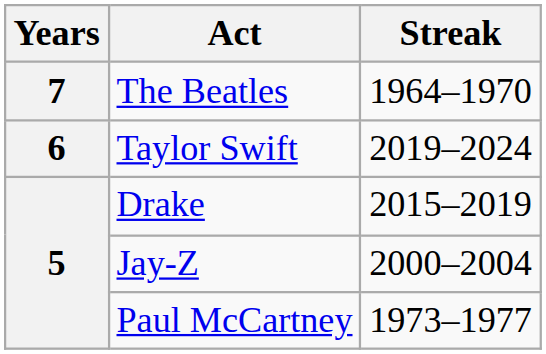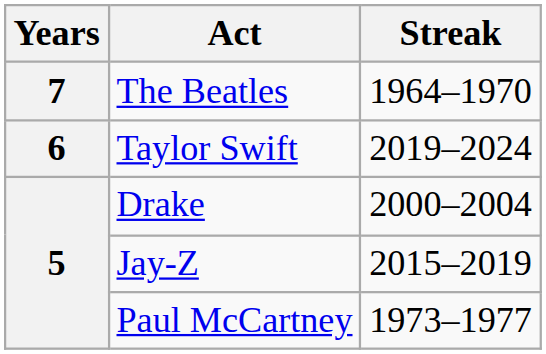(451, 205) 2015–2019 -> (451, 205) 2000–2004
(451, 262) 2000–2004 -> (451, 262) 2015–2019
